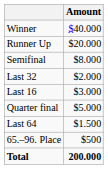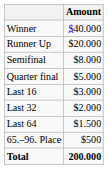rows swapped: (33, 108) <-> (22, 76)
